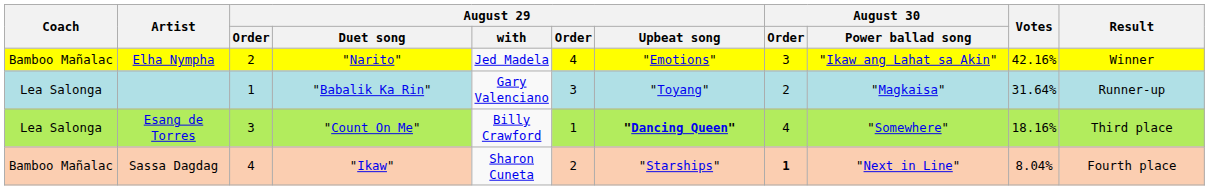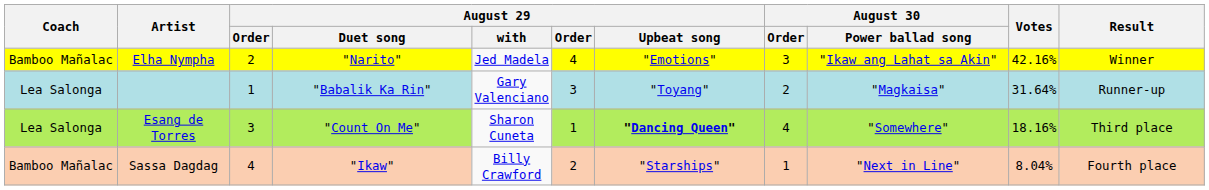(512, 128) Billy Crawford -> (512, 128) Sharon Cuneta
(512, 166) Sharon Cuneta -> (512, 166) Billy Crawford
(786, 166) bold -> (786, 166) normal
